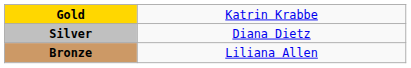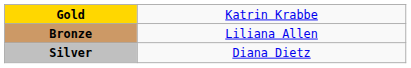rows swapped: (71, 33) <-> (71, 53)
